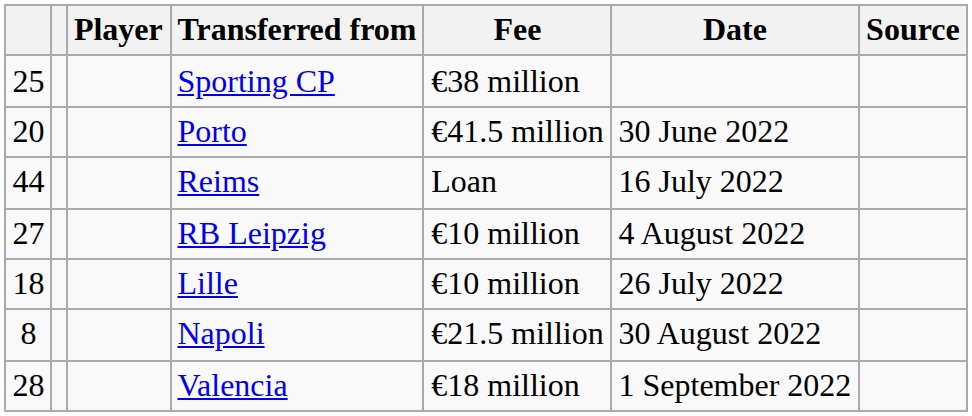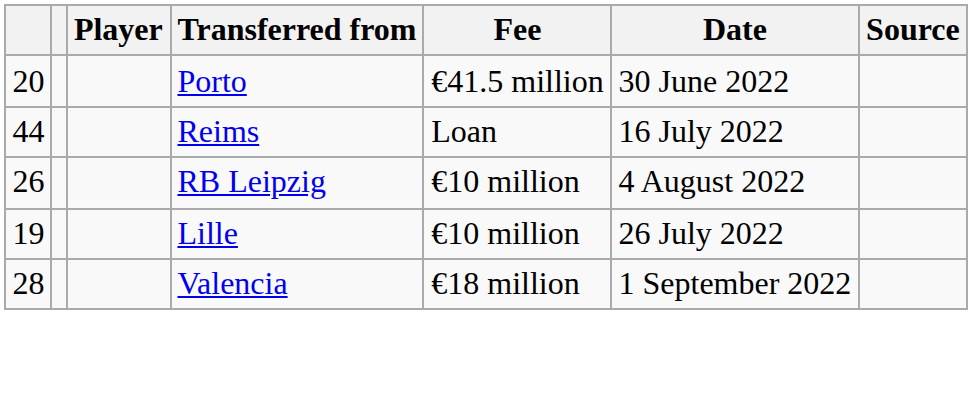- row: (256, 80)
(28, 232) 27 -> (28, 182) 26
(28, 283) 18 -> (28, 232) 19
- row: (221, 334)
